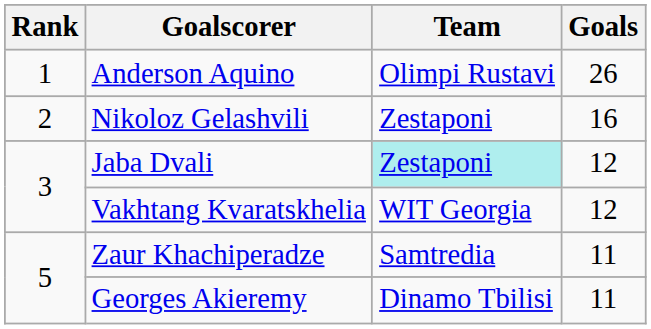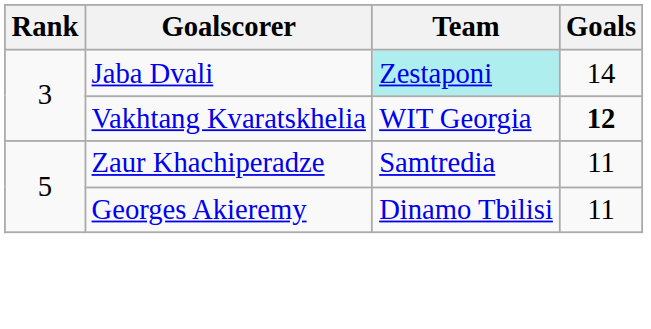- row: (193, 72)
- row: (200, 118)
(603, 163) 12 -> (601, 72) 14
(603, 208) normal -> (601, 118) bold
